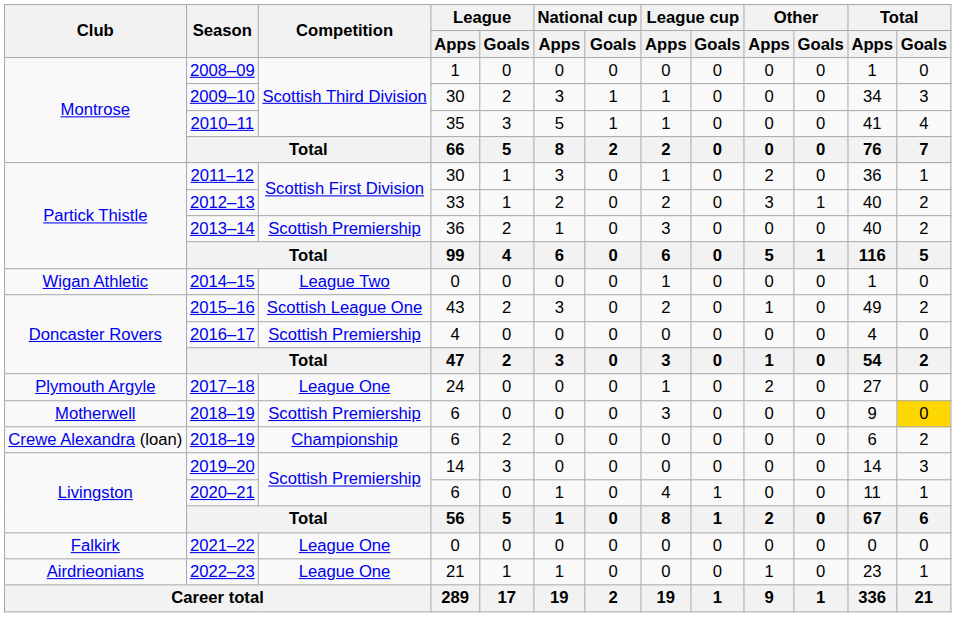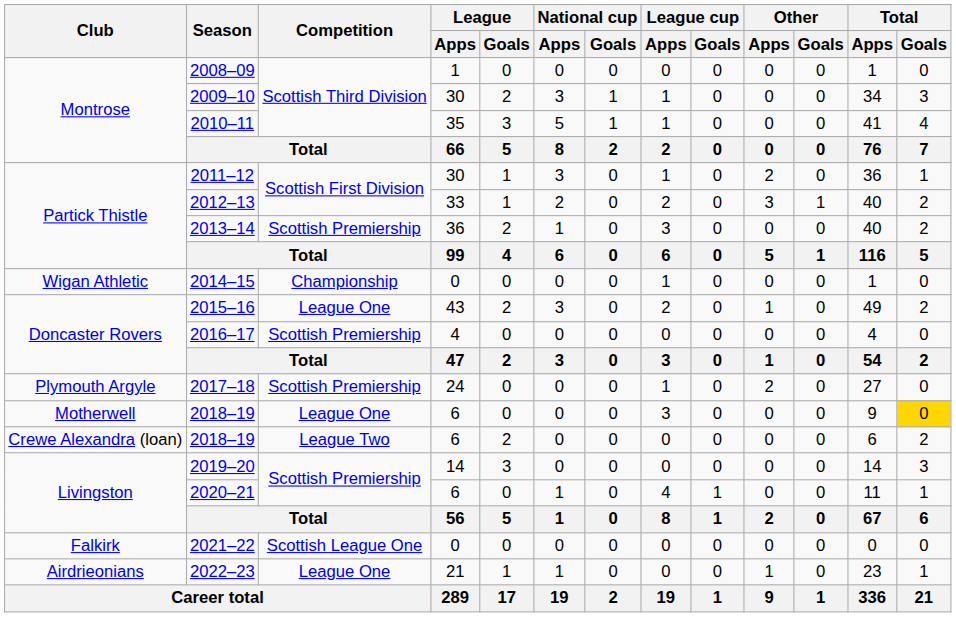(345, 281) League Two -> (345, 281) Championship
(345, 307) Scottish League One -> (345, 307) League One
(345, 387) League One -> (345, 387) Scottish Premiership
(345, 413) Scottish Premiership -> (345, 413) League One
(345, 439) Championship -> (345, 439) League Two
(345, 545) League One -> (345, 545) Scottish League One
